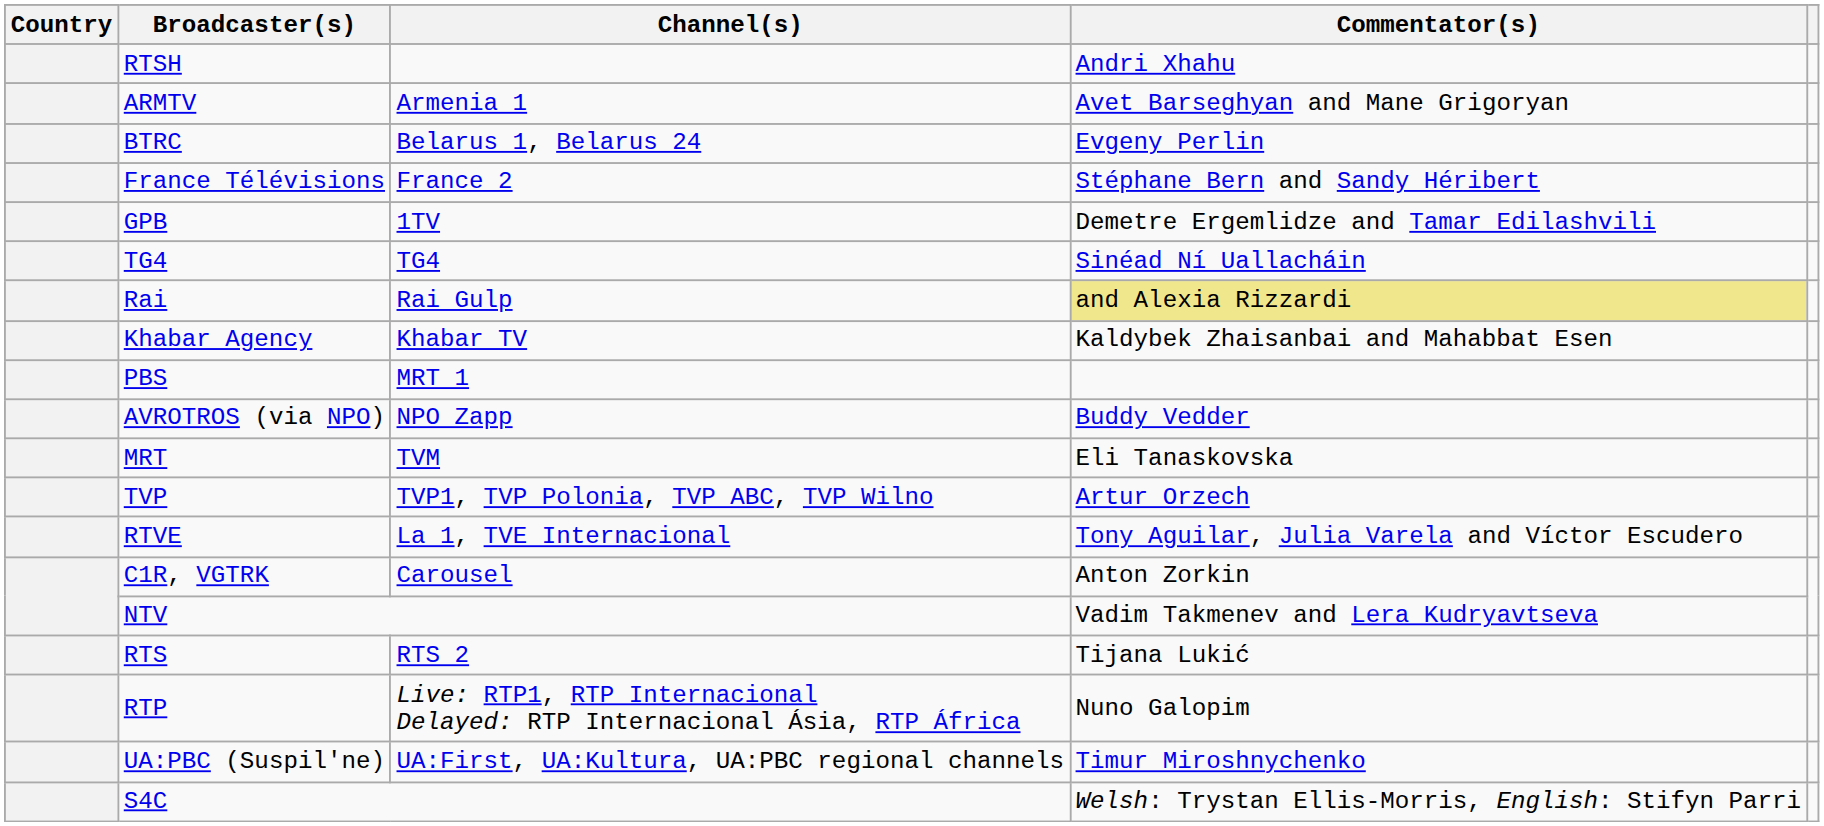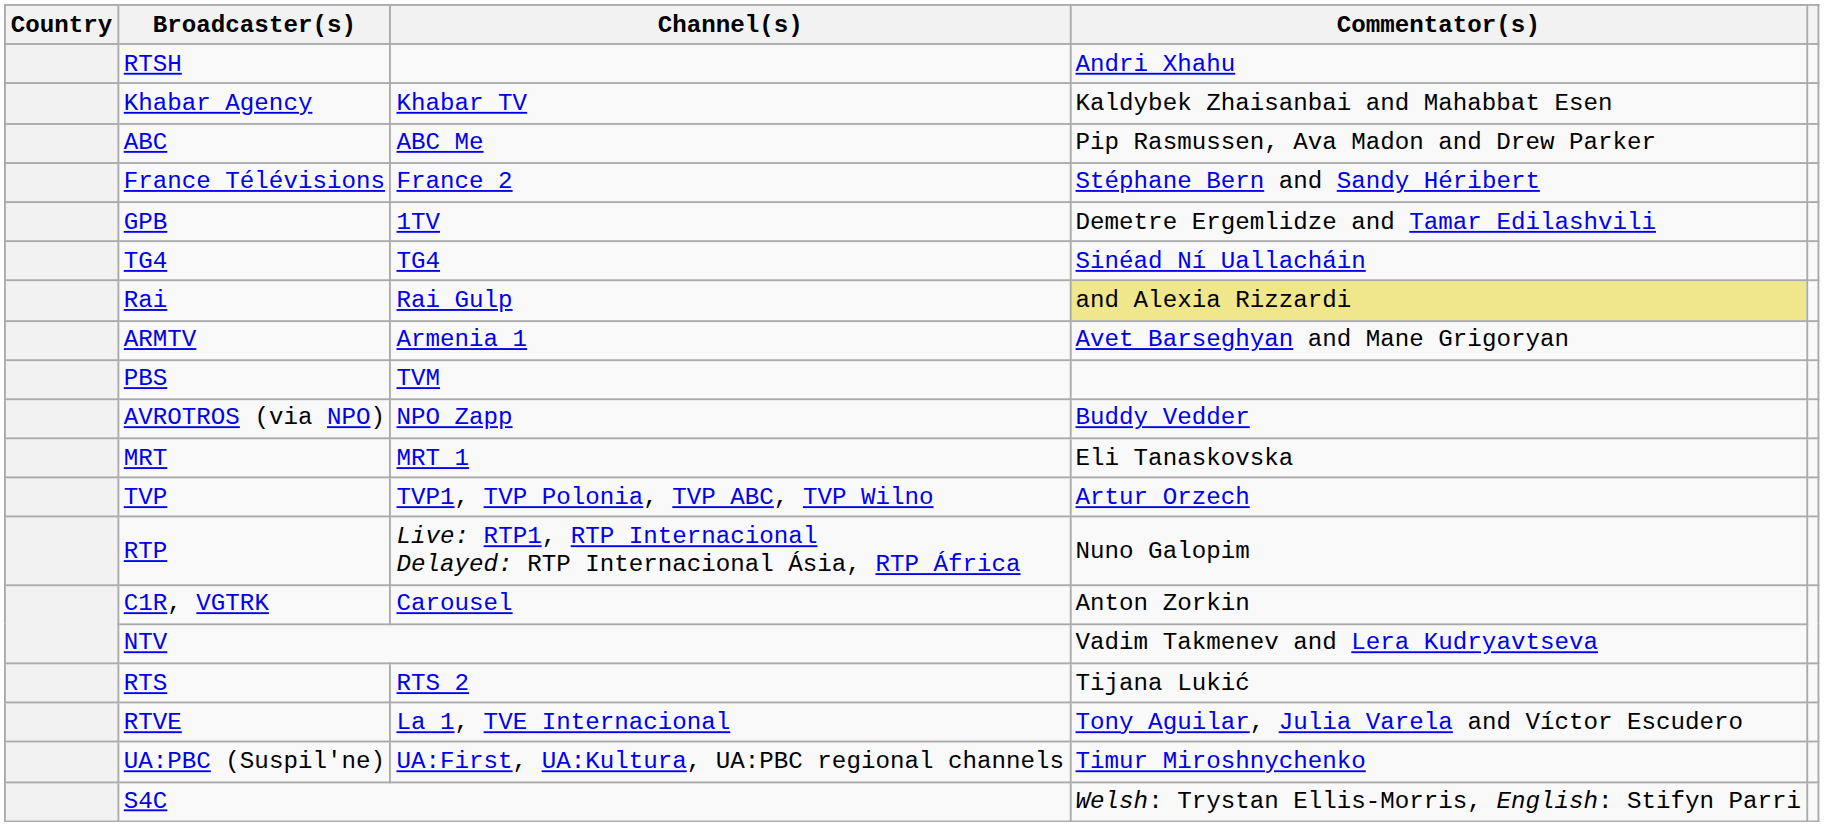rows swapped: (160, 103) <-> (218, 340)
+ row: (146, 143)
- row: (153, 143)
(433, 379) MRT 1 -> (418, 379) TVM
(418, 458) TVM -> (433, 458) MRT 1
rows swapped: (146, 709) <-> (153, 537)
